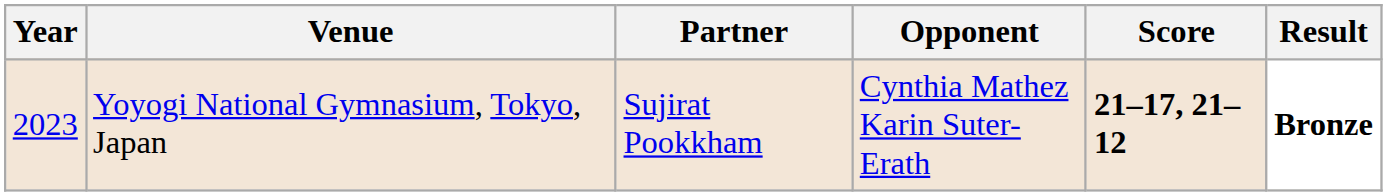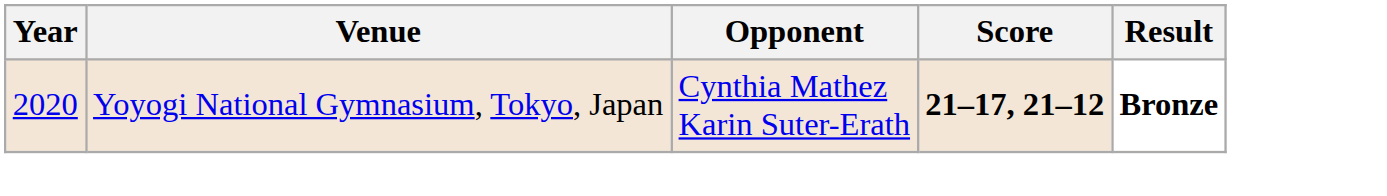- column: (734, 31)
(45, 123) 2023 -> (45, 104) 2020
